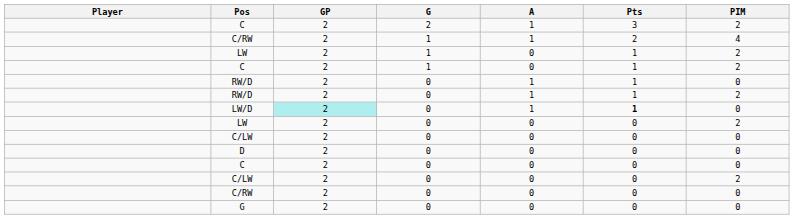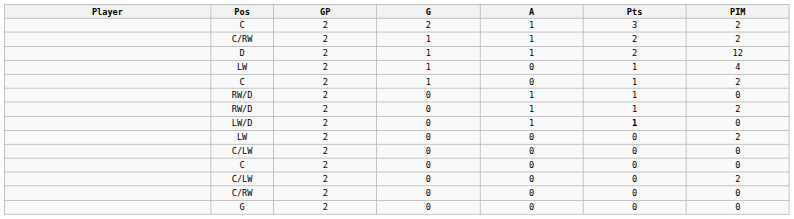(738, 39) 4 -> (738, 39) 2
+ row: (242, 53)
(738, 53) 2 -> (738, 67) 4
(325, 109) paleturquoise background -> (325, 123) no background
- row: (242, 151)
